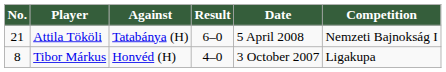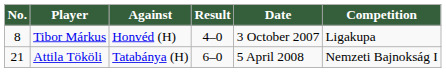rows swapped: (70, 57) <-> (68, 36)
